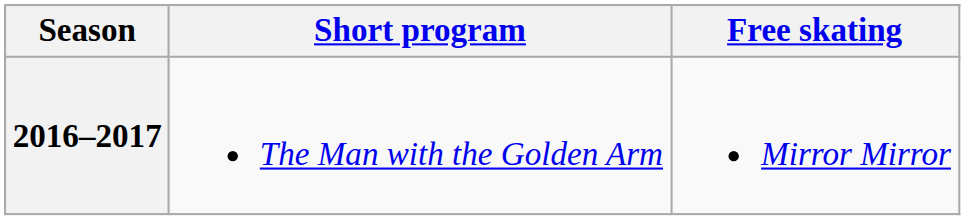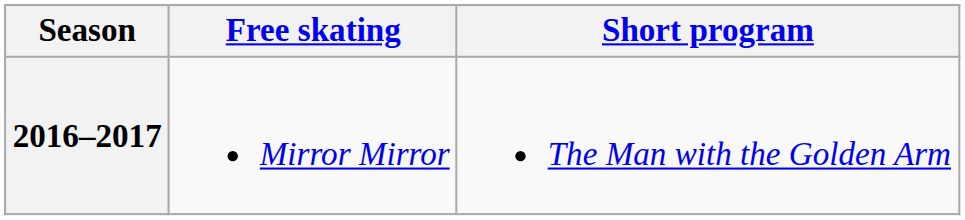columns swapped: (420, 30) <-> (815, 30)
